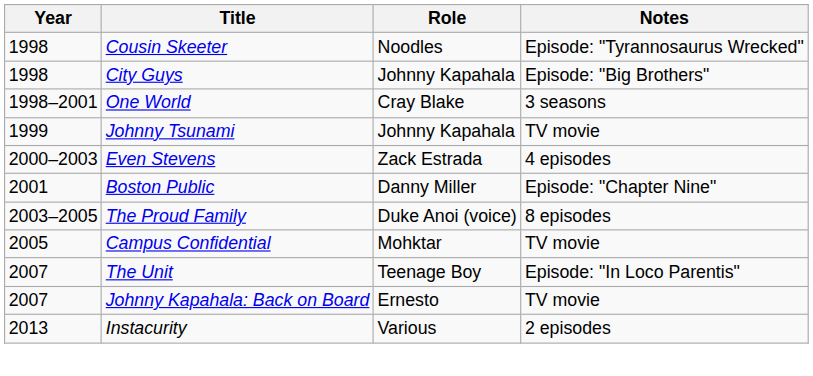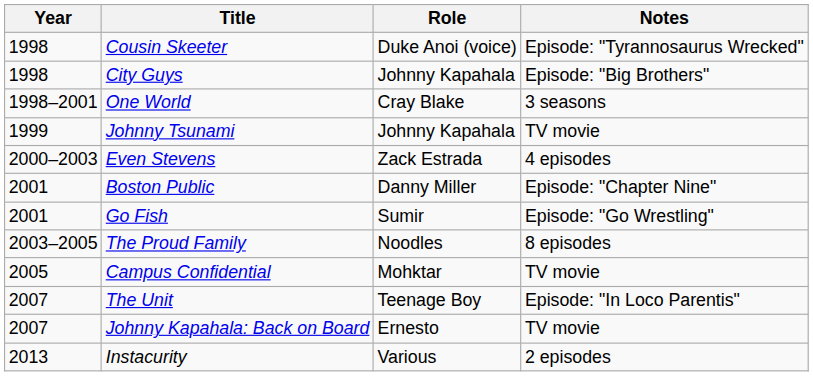(410, 46) Noodles -> (447, 46) Duke Anoi (voice)
+ row: (137, 215)
(447, 215) Duke Anoi (voice) -> (410, 243) Noodles
